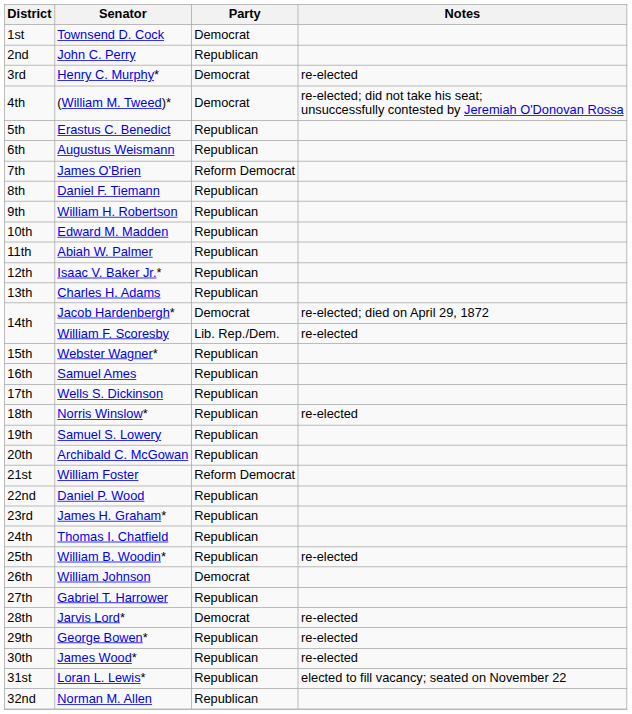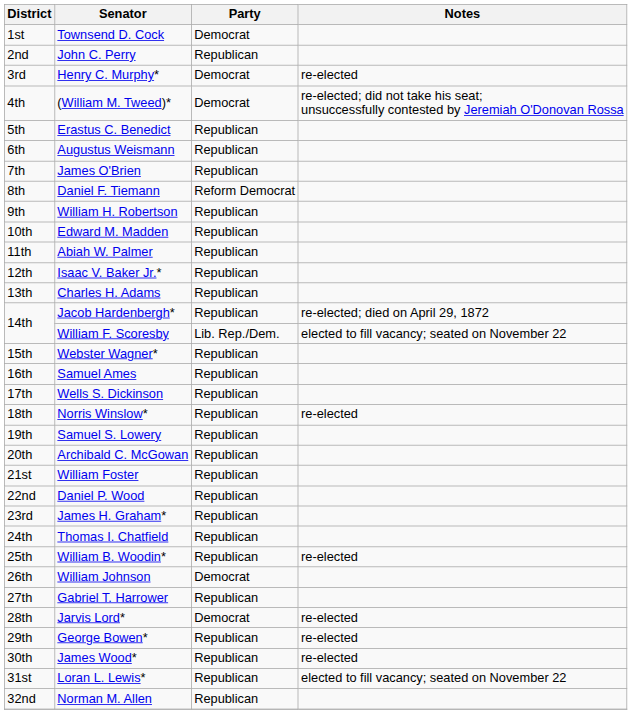(245, 171) Reform Democrat -> (226, 171) Republican
(226, 191) Republican -> (245, 191) Reform Democrat
(222, 313) Democrat -> (226, 313) Republican
(330, 333) re-elected -> (434, 333) elected to fill vacancy; seated on November 22
(245, 475) Reform Democrat -> (226, 475) Republican
